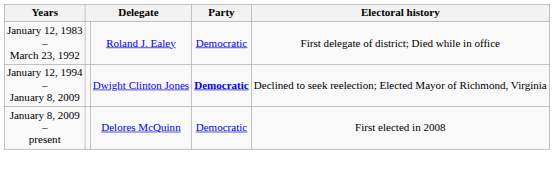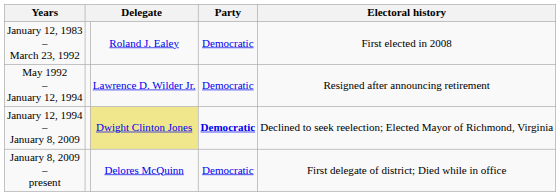(400, 43) First delegate of district; Died while in office -> (407, 43) First elected in 2008
+ row: (45, 85)
(141, 85) no background -> (144, 127) khaki background
(400, 127) First elected in 2008 -> (407, 170) First delegate of district; Died while in office
